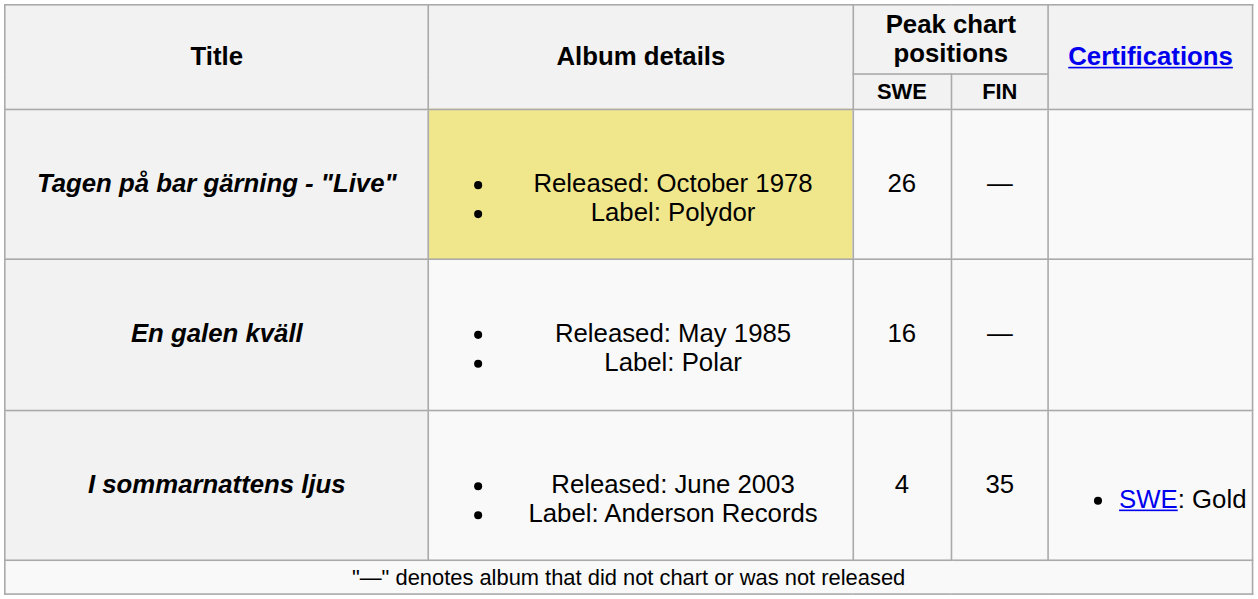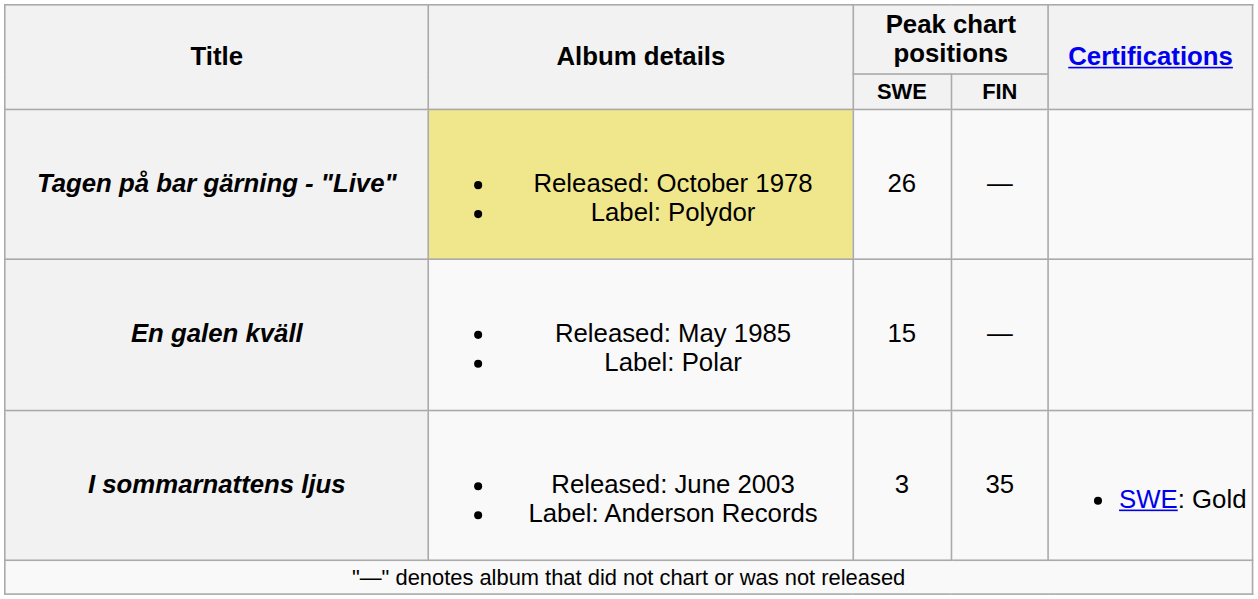(902, 334) 16 -> (902, 334) 15
(902, 484) 4 -> (902, 484) 3
